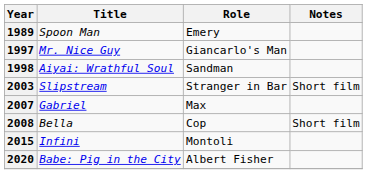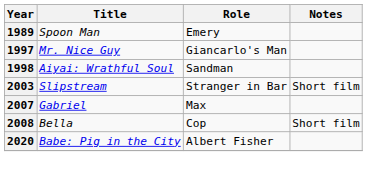- row: (21, 141)
